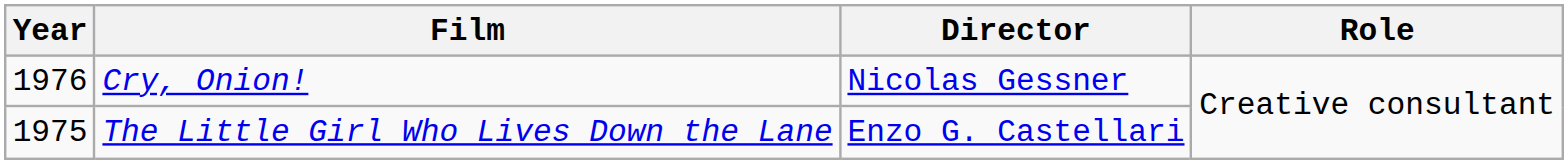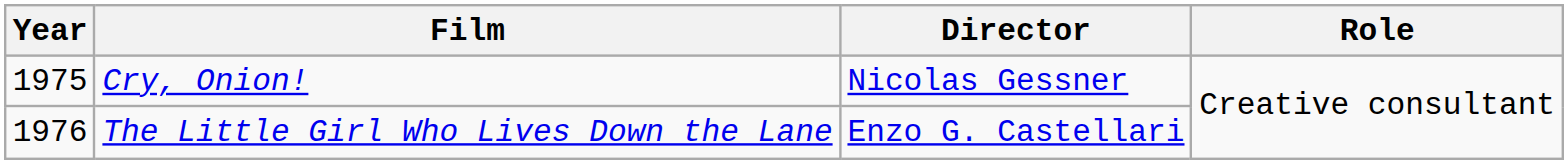(50, 81) 1976 -> (50, 81) 1975
(50, 132) 1975 -> (50, 132) 1976
